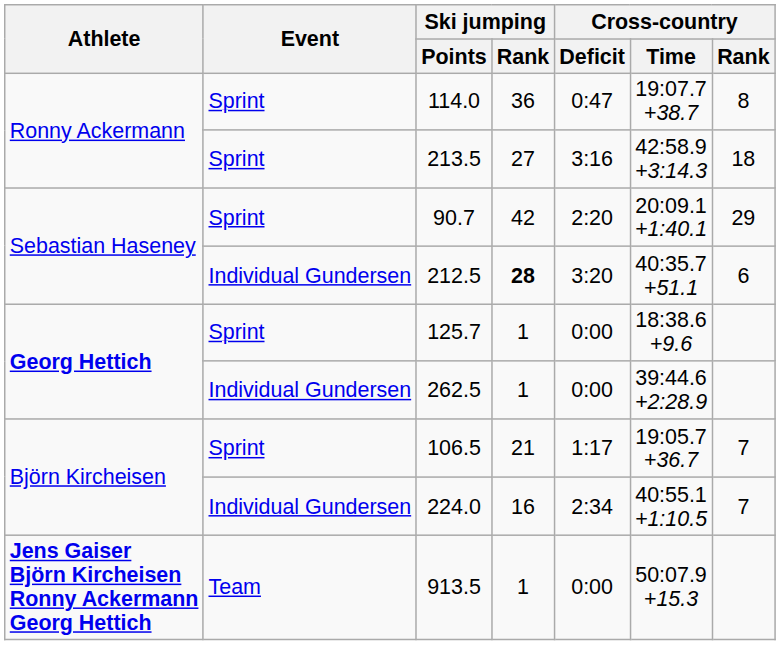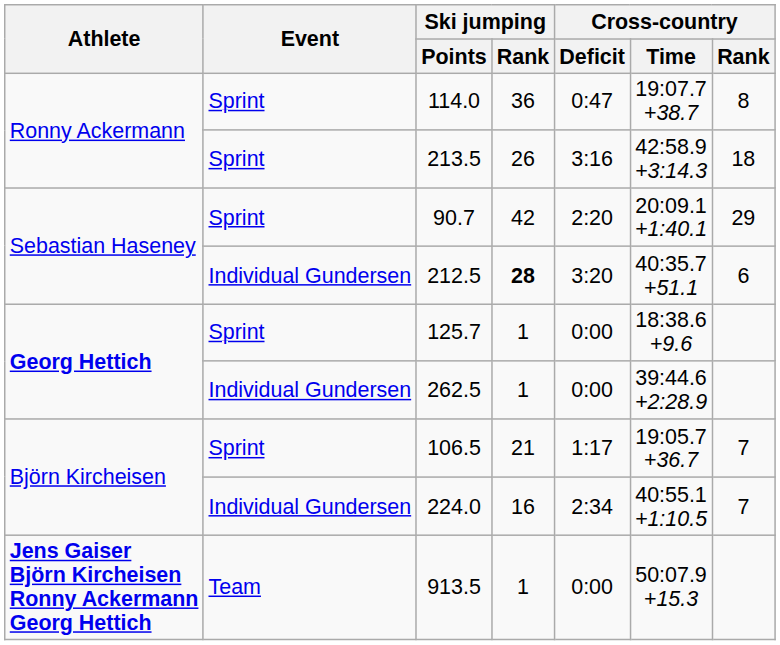(523, 160) 27 -> (523, 160) 26
